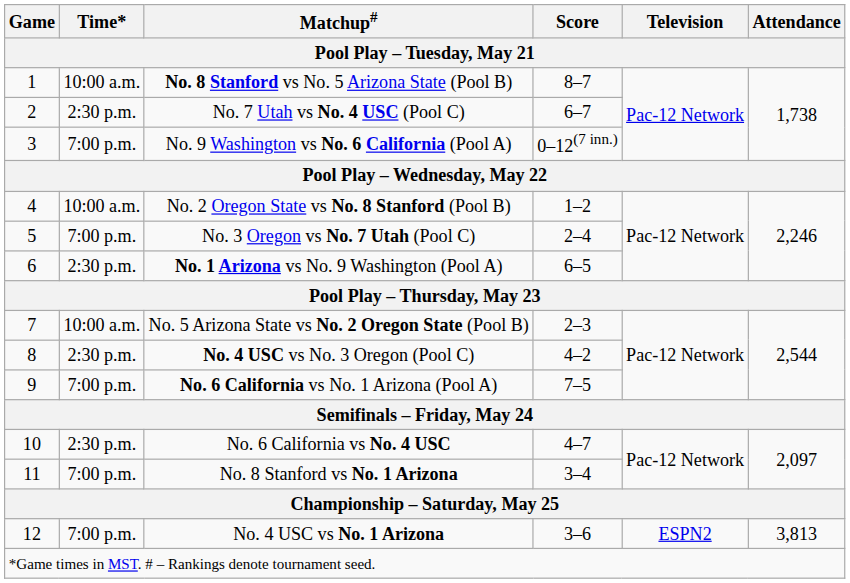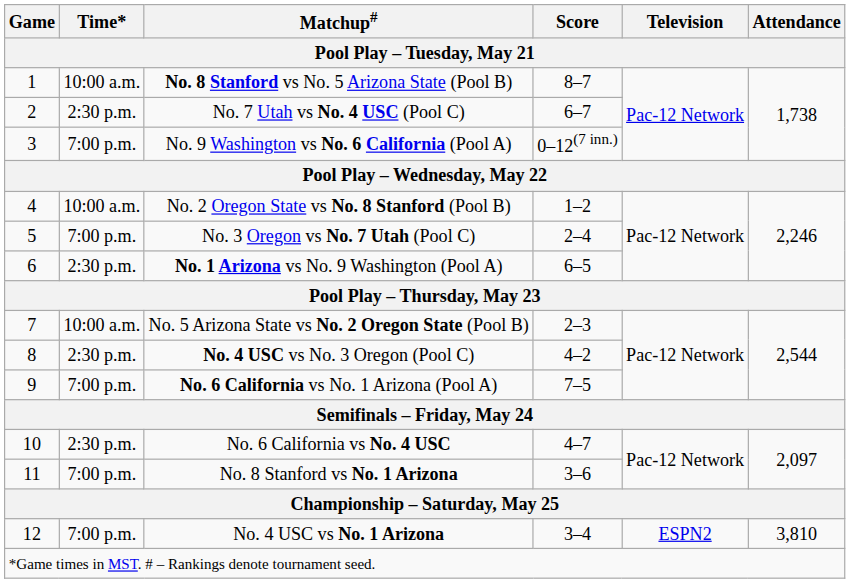(577, 474) 3–4 -> (577, 474) 3–6
(577, 533) 3–6 -> (577, 533) 3–4
(797, 533) 3,813 -> (797, 533) 3,810
